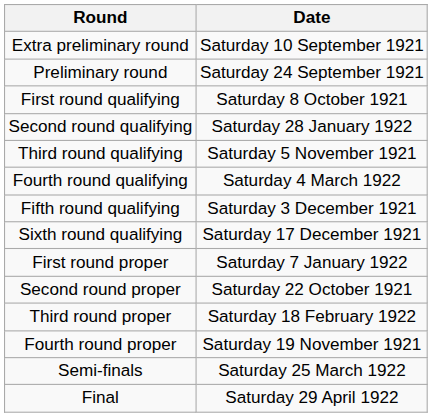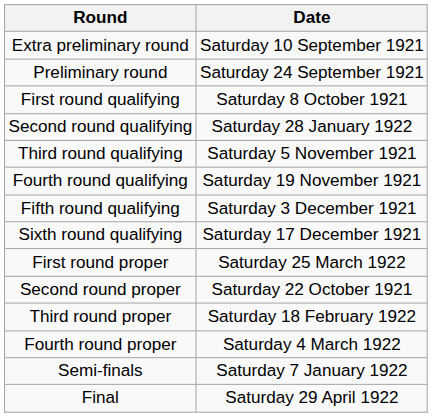(312, 180) Saturday 4 March 1922 -> (312, 180) Saturday 19 November 1921
(312, 262) Saturday 7 January 1922 -> (312, 262) Saturday 25 March 1922
(312, 343) Saturday 19 November 1921 -> (312, 343) Saturday 4 March 1922
(312, 371) Saturday 25 March 1922 -> (312, 371) Saturday 7 January 1922
